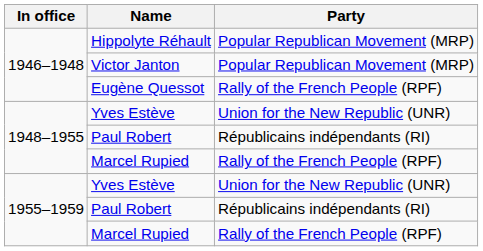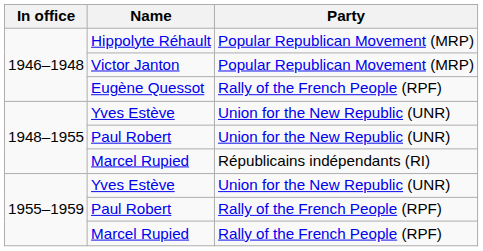(324, 137) Républicains indépendants (RI) -> (334, 137) Union for the New Republic (UNR)
(330, 161) Rally of the French People (RPF) -> (324, 161) Républicains indépendants (RI)
(324, 209) Républicains indépendants (RI) -> (330, 209) Rally of the French People (RPF)
